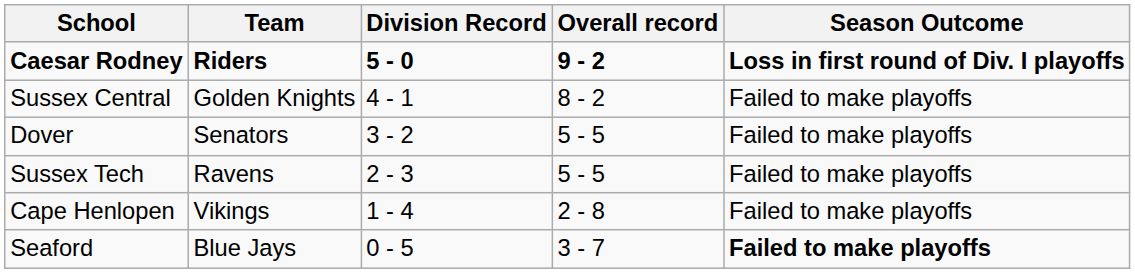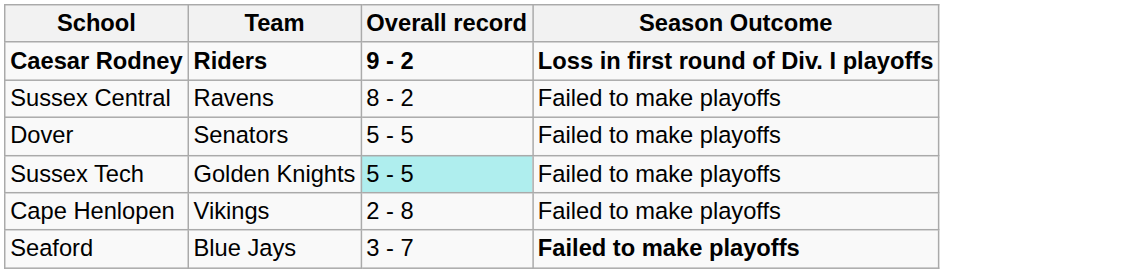- column: (457, 23)
(274, 98) Golden Knights -> (234, 98) Ravens
(234, 173) Ravens -> (274, 173) Golden Knights
(581, 173) no background -> (390, 173) paleturquoise background
